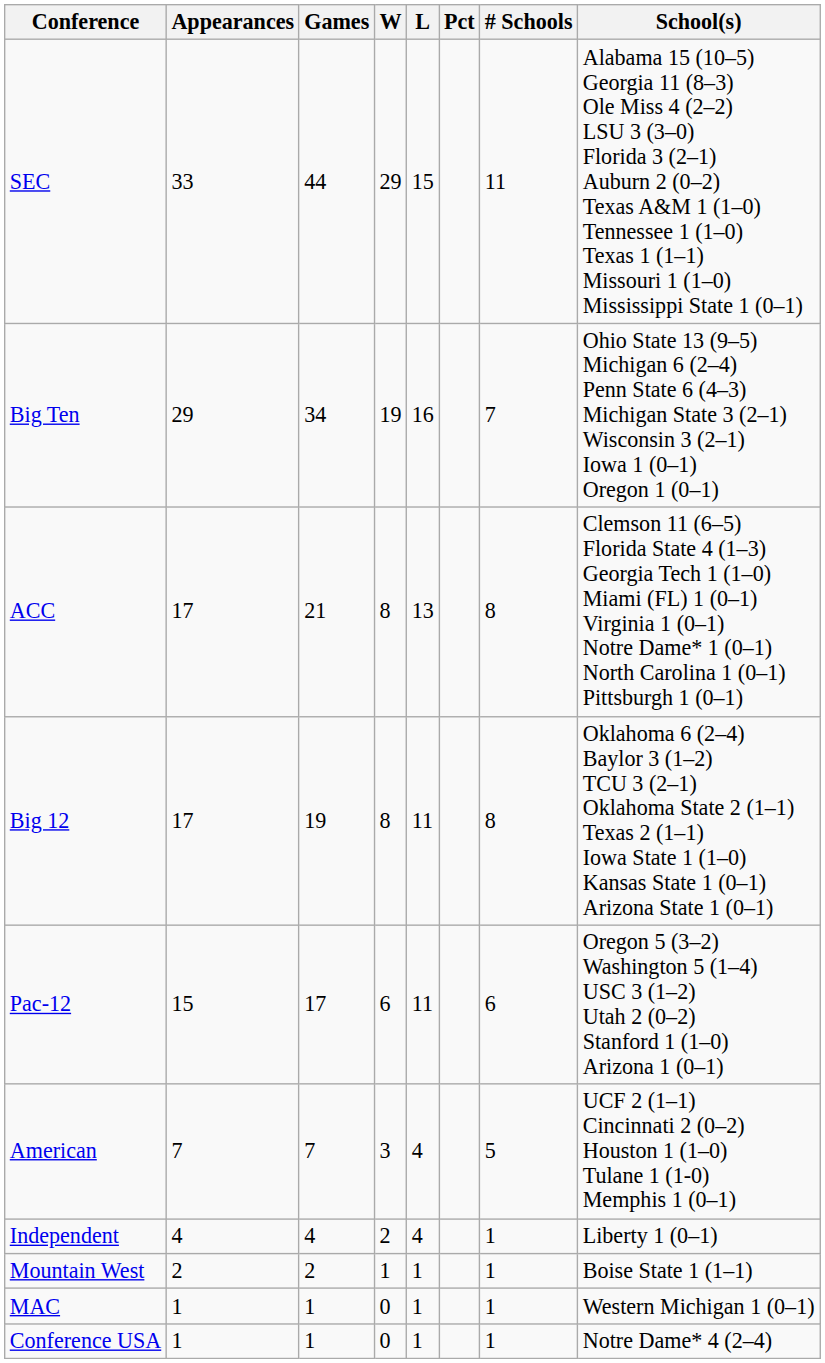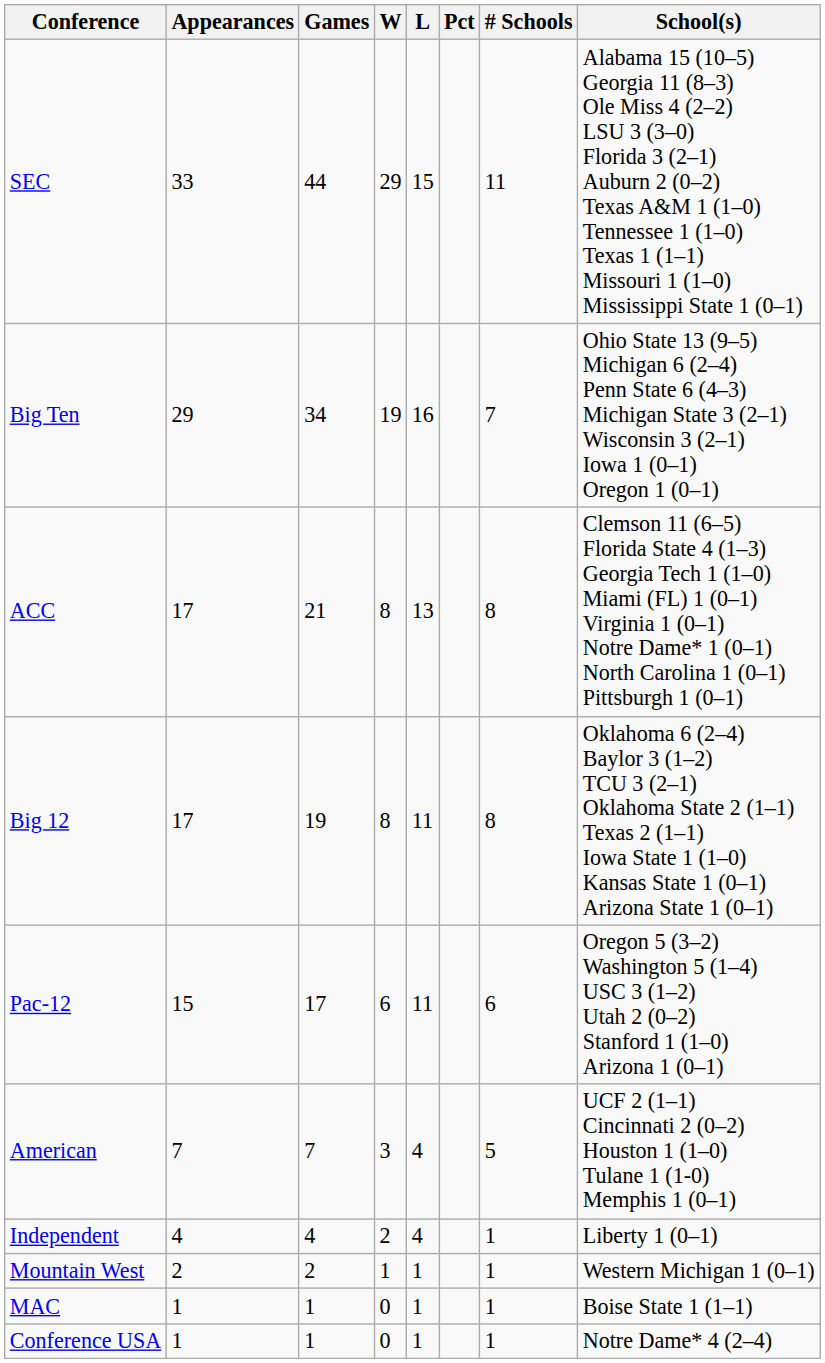(668, 1270) Boise State 1 (1–1) -> (699, 1270) Western Michigan 1 (0–1)
(699, 1305) Western Michigan 1 (0–1) -> (668, 1305) Boise State 1 (1–1)
